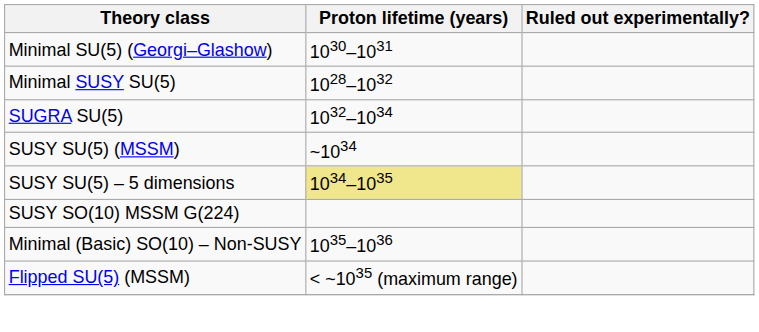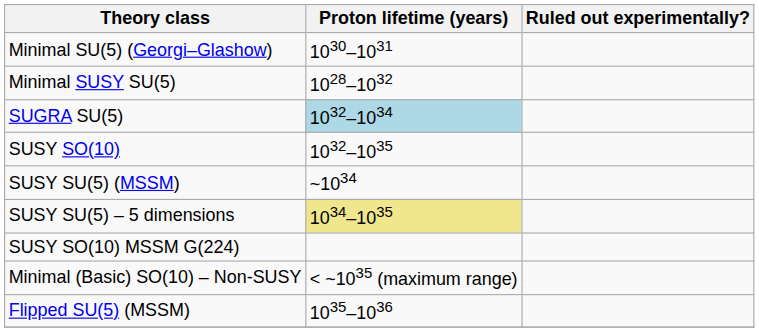(351, 116) no background -> (351, 116) lightblue background
+ row: (64, 149)
(351, 244) 1035–1036 -> (414, 277) < ~1035 (maximum range)
(414, 277) < ~1035 (maximum range) -> (351, 310) 1035–1036
